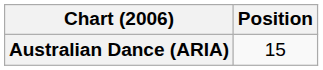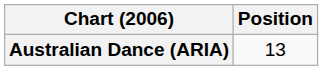(275, 49) 15 -> (275, 49) 13
